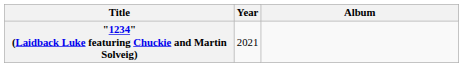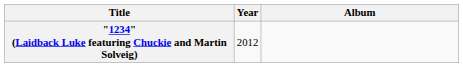(248, 42) 2021 -> (248, 42) 2012
